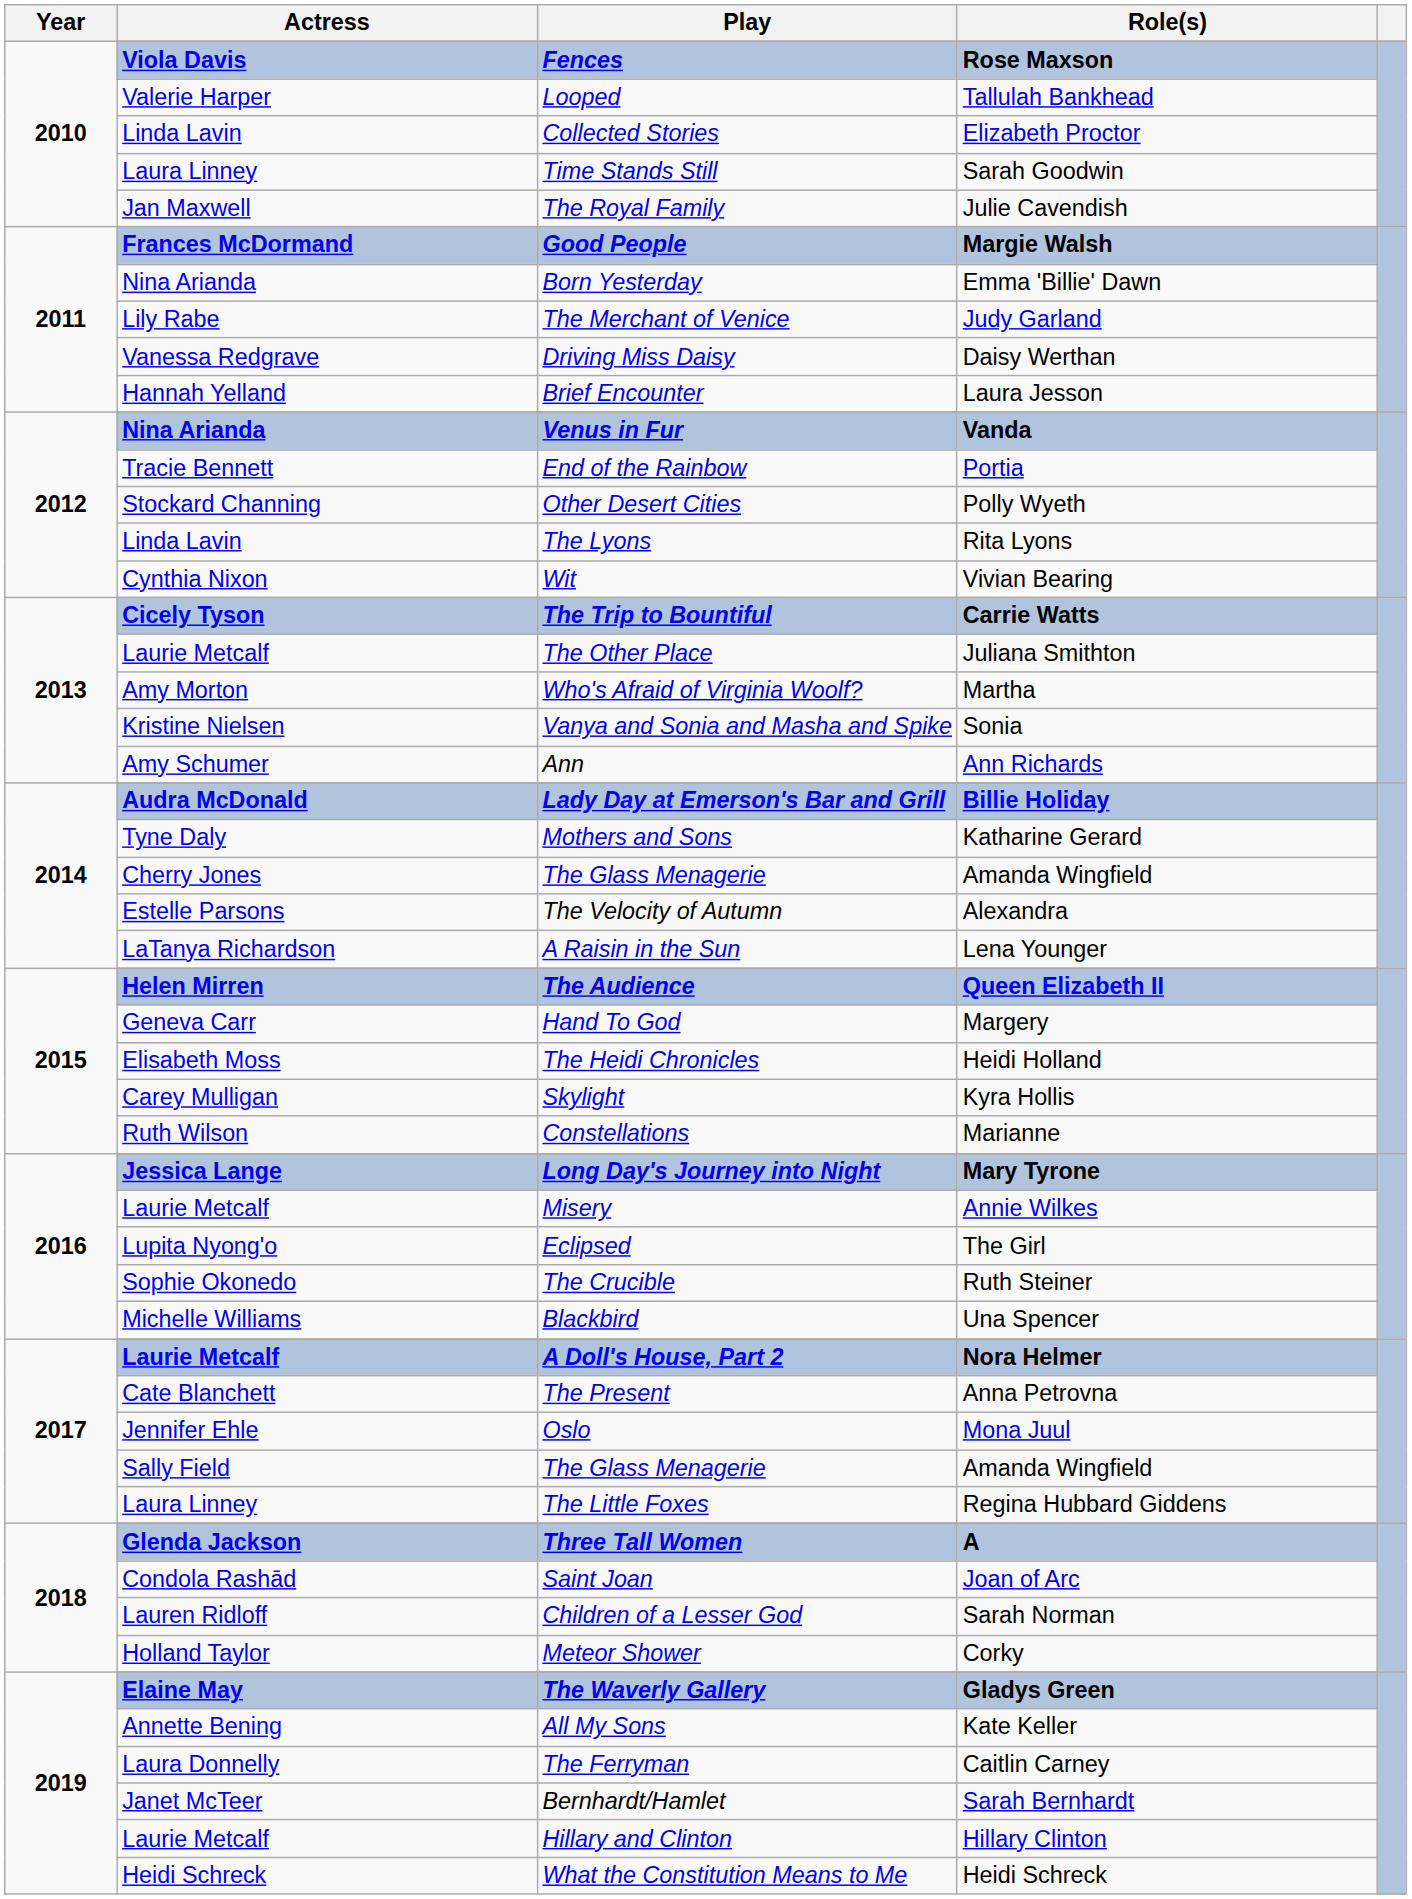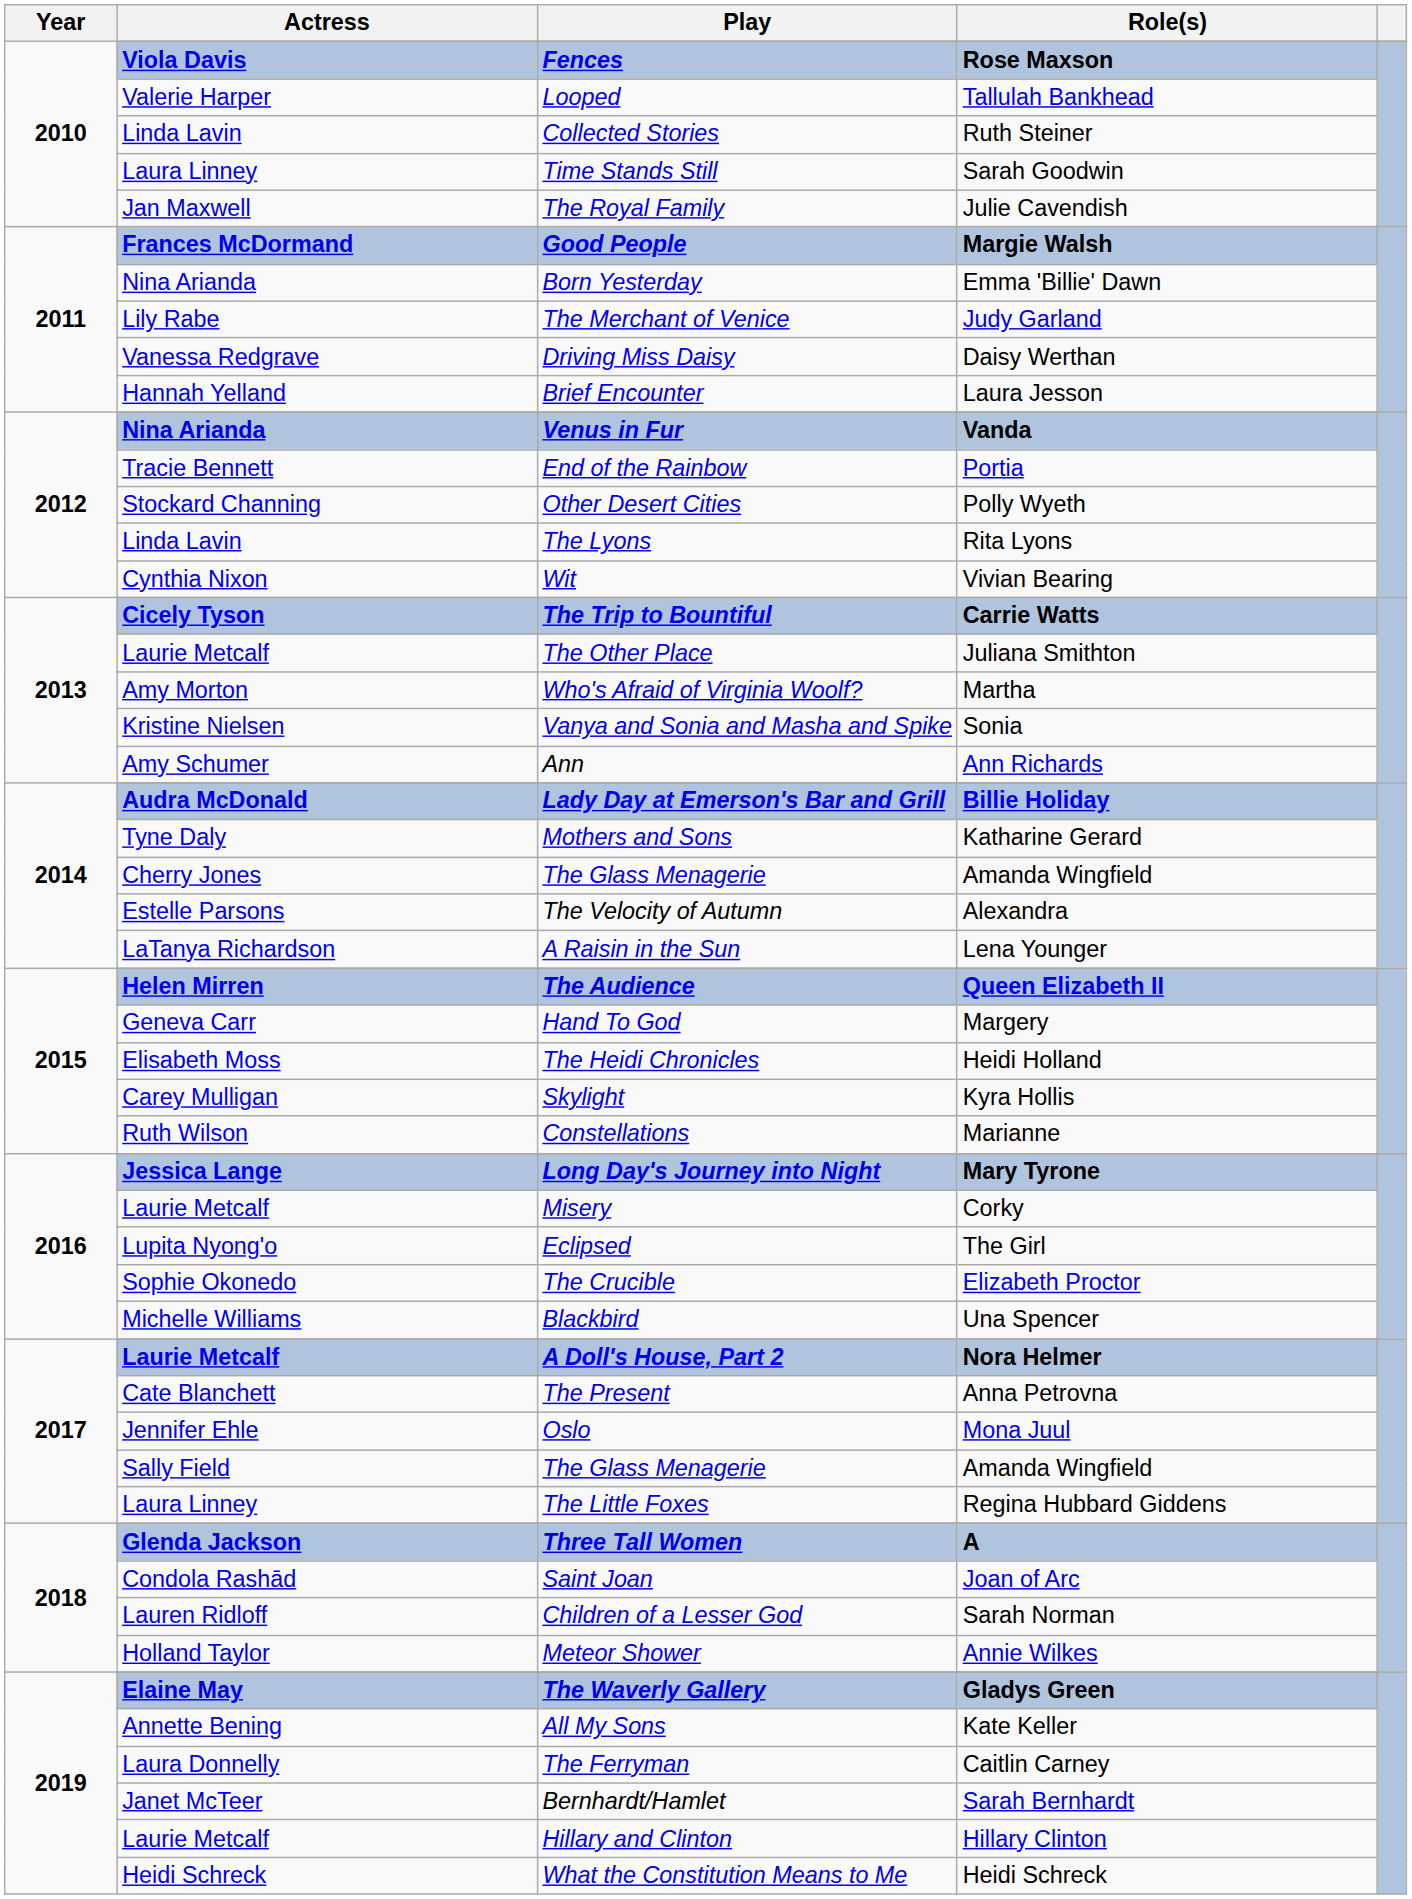(1052, 134) Elizabeth Proctor -> (1028, 134) Ruth Steiner
(1030, 1208) Annie Wilkes -> (993, 1208) Corky
(1028, 1282) Ruth Steiner -> (1052, 1282) Elizabeth Proctor
(993, 1653) Corky -> (1030, 1653) Annie Wilkes
